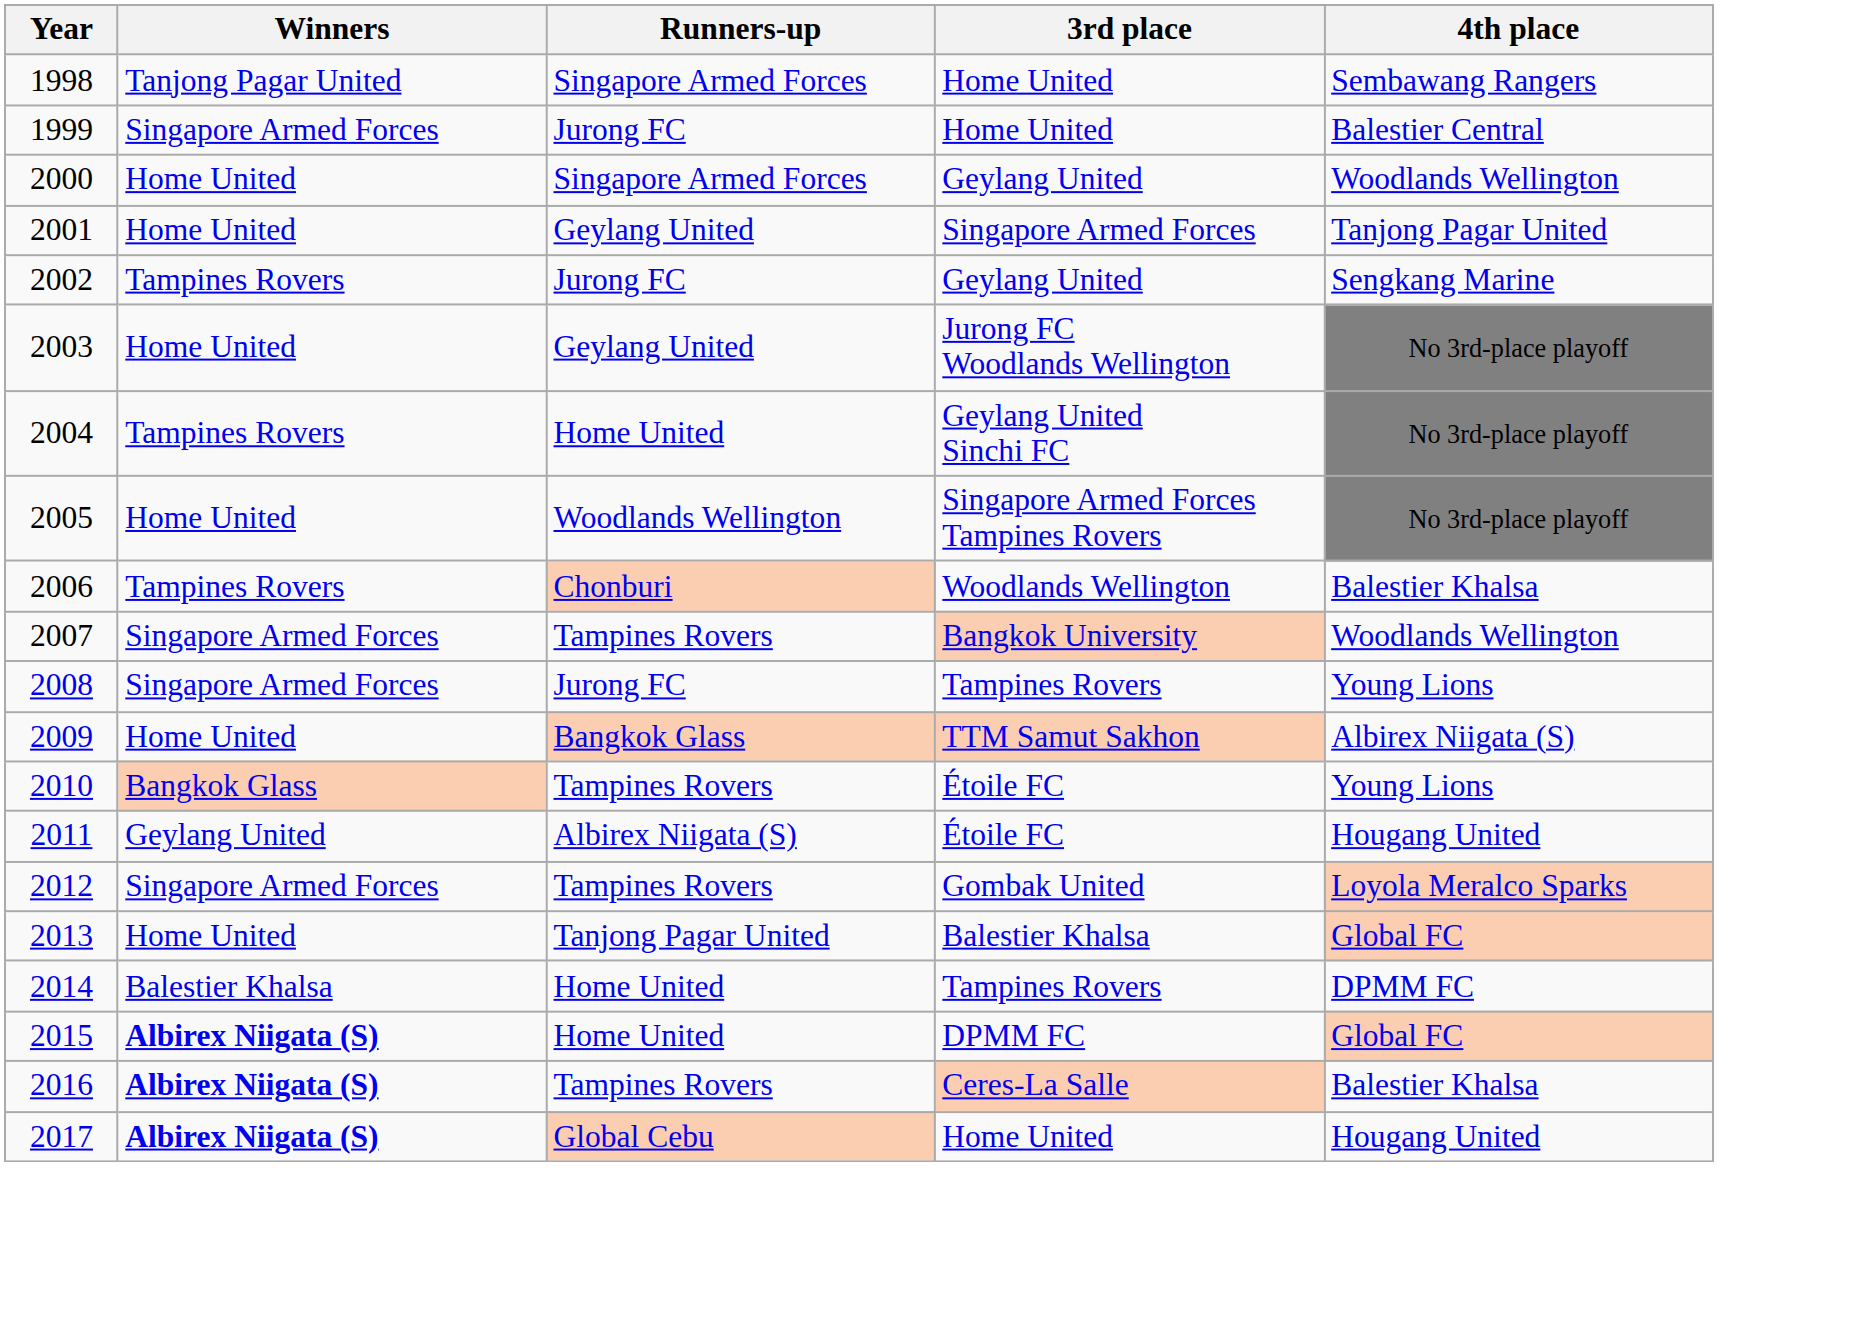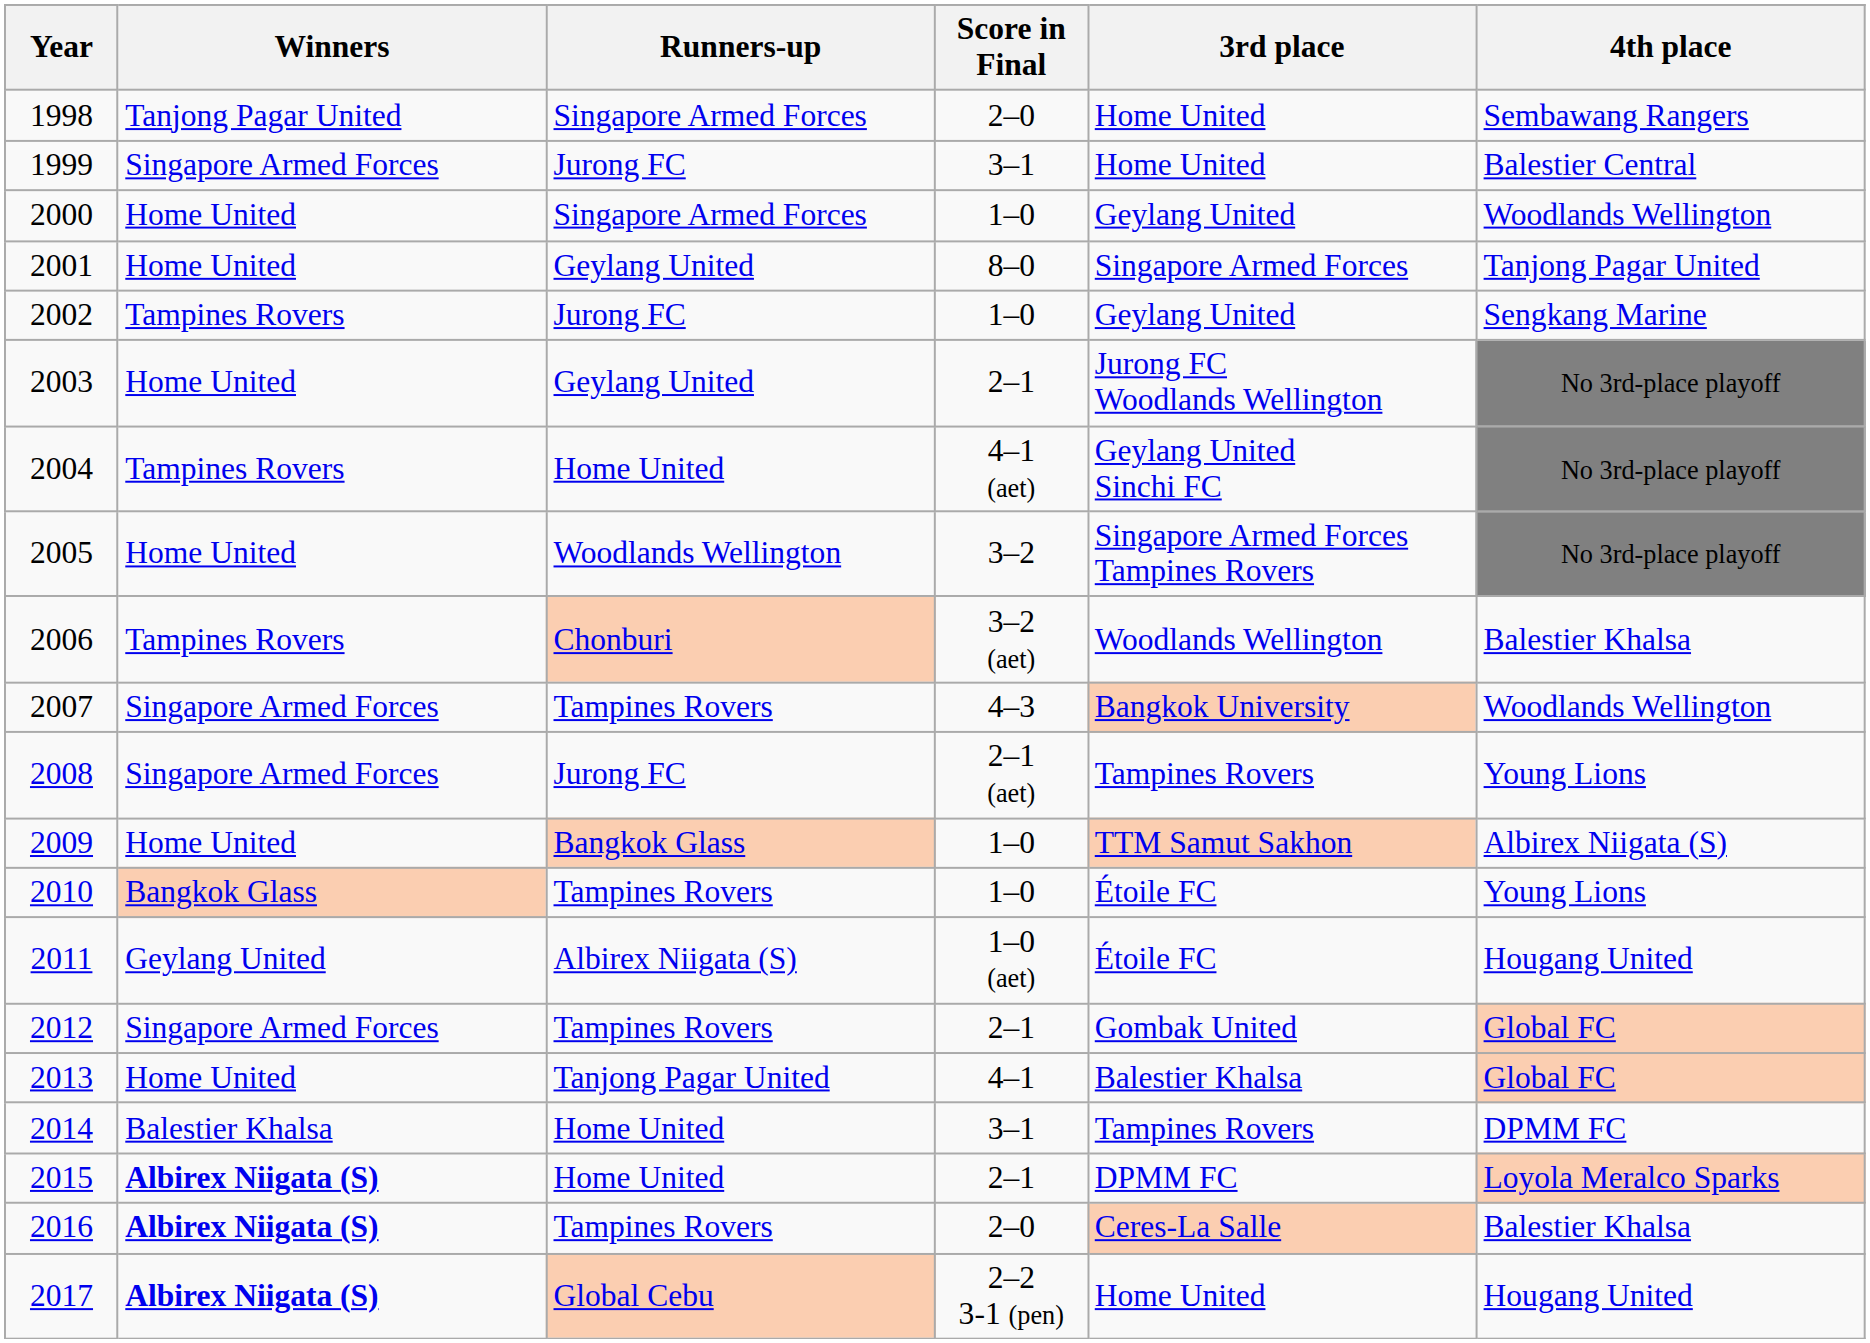+ column: (1011, 47)
(1479, 885) Loyola Meralco Sparks -> (1550, 1027) Global FC
(1397, 1035) Global FC -> (1632, 1177) Loyola Meralco Sparks
